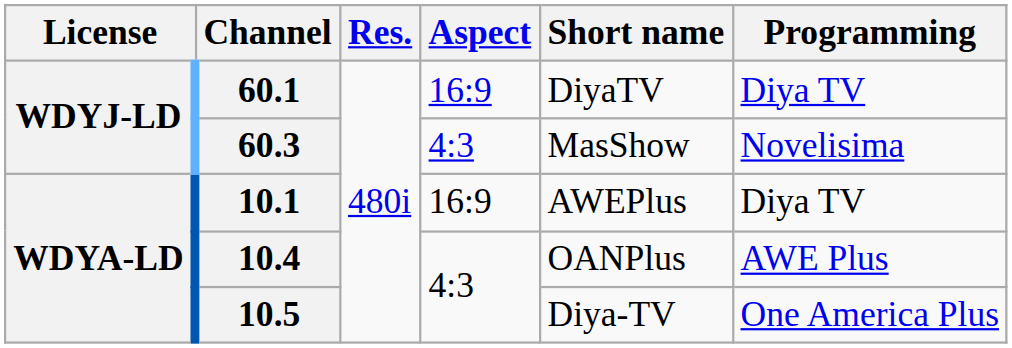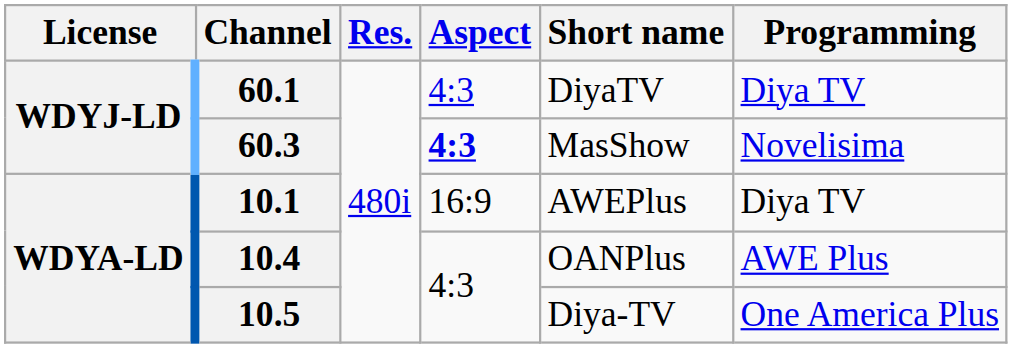(460, 88) 16:9 -> (451, 88) 4:3
(451, 145) normal -> (452, 145) bold
